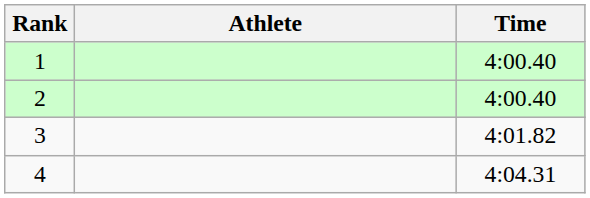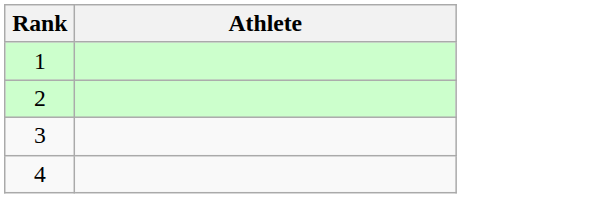- column: (520, 23)
